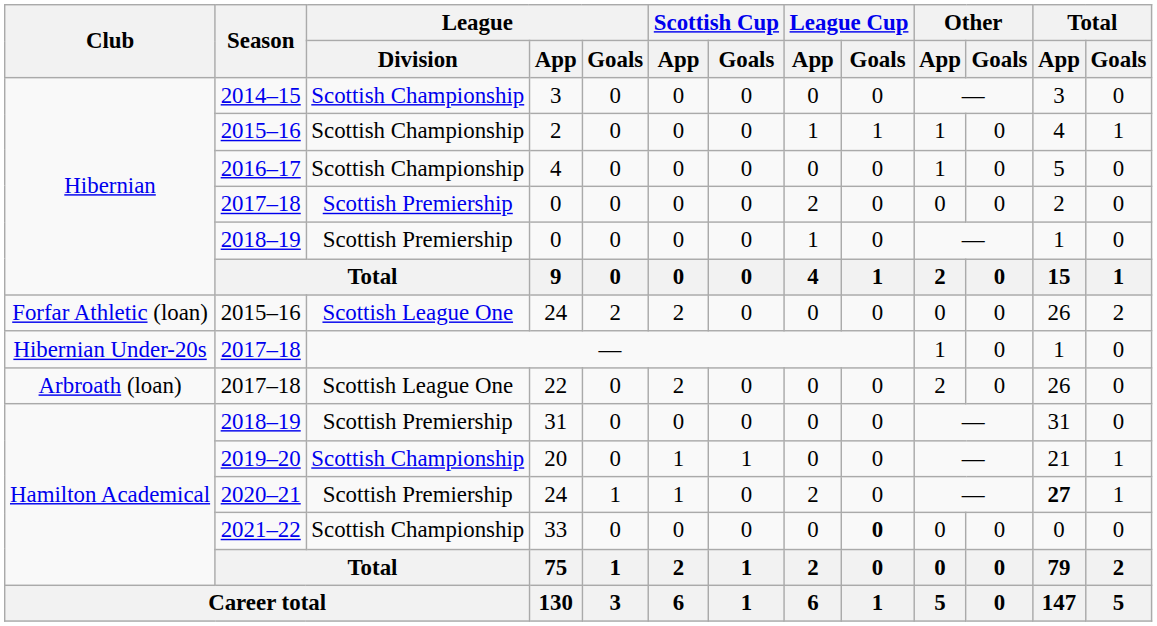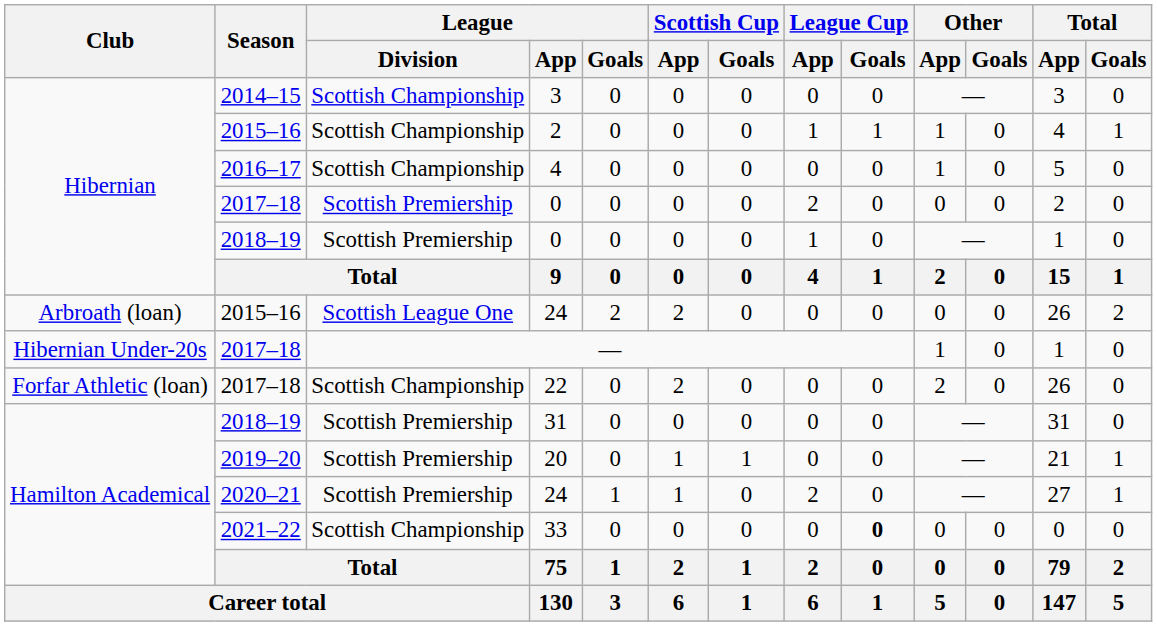(110, 312) Forfar Athletic (loan) -> (110, 312) Arbroath (loan)
(110, 385) Arbroath (loan) -> (110, 385) Forfar Athletic (loan)
(418, 385) Scottish League One -> (418, 385) Scottish Championship
(418, 458) Scottish Championship -> (418, 458) Scottish Premiership
(1059, 494) bold -> (1059, 494) normal
